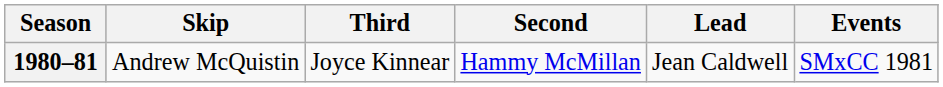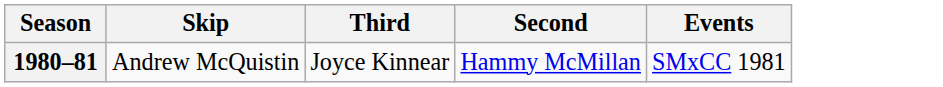- column: (720, 23)
